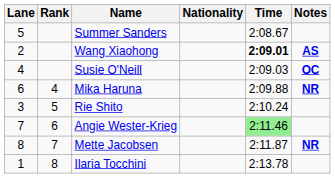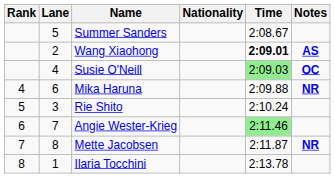columns swapped: (55, 13) <-> (21, 13)
(269, 70) no background -> (269, 70) lightgreen background
